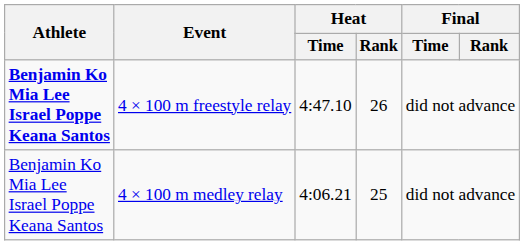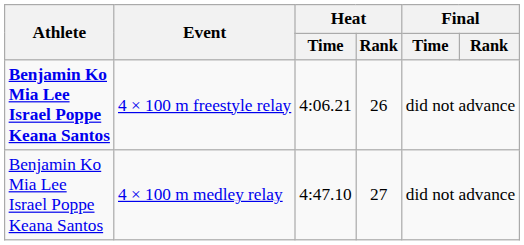(326, 105) 4:47.10 -> (326, 105) 4:06.21
(326, 194) 4:06.21 -> (326, 194) 4:47.10
(379, 194) 25 -> (379, 194) 27
